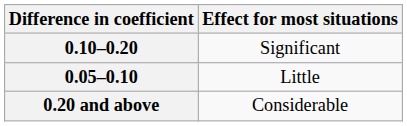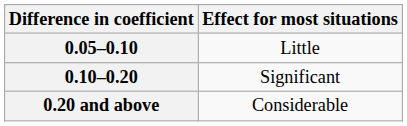rows swapped: (101, 76) <-> (101, 47)
